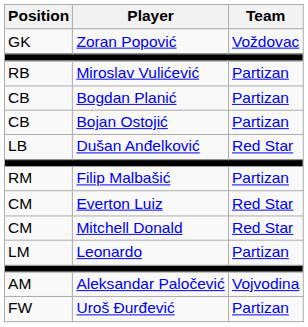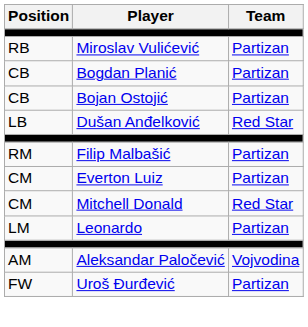- row: (19, 41)
(263, 203) Red Star -> (260, 178) Partizan
